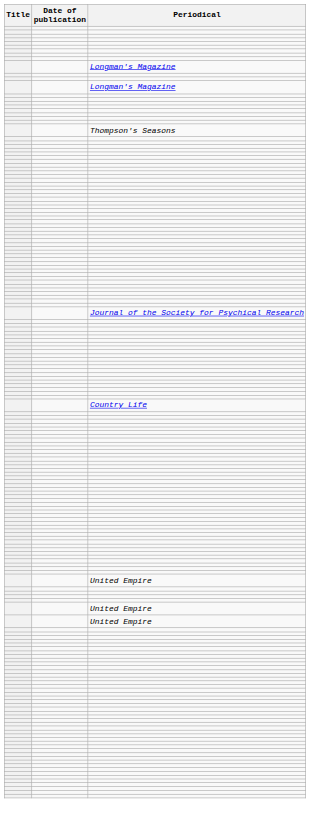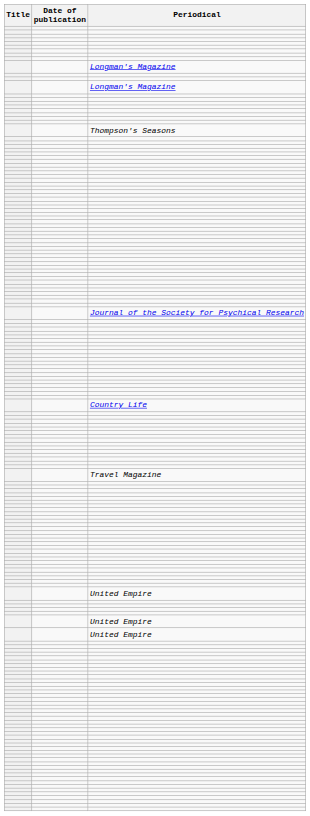+ row: (18, 475)
